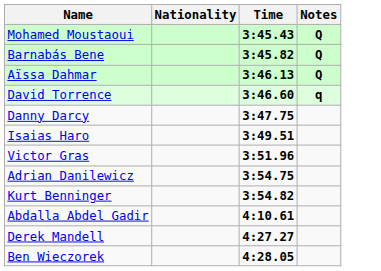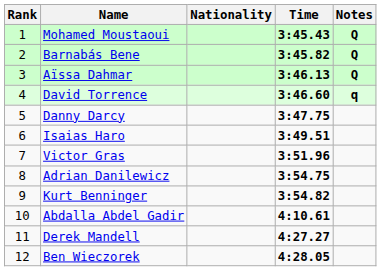+ column: (22, 15)
